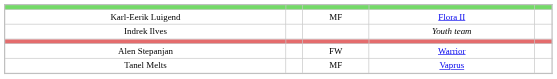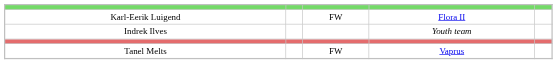(336, 16) MF -> (336, 16) FW
- row: (145, 50)
(336, 65) MF -> (336, 50) FW
